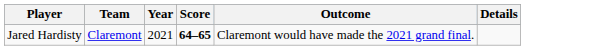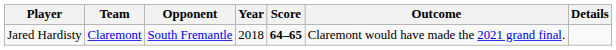+ column: (190, 14)
(160, 34) 2021 -> (251, 34) 2018
